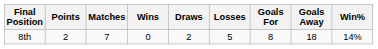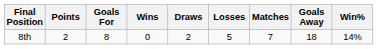columns swapped: (107, 17) <-> (271, 17)
